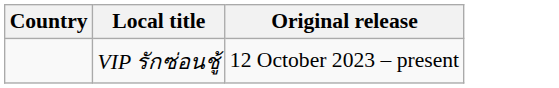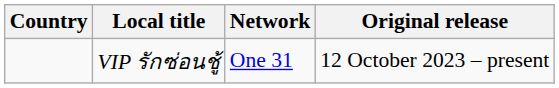+ column: (270, 21)
